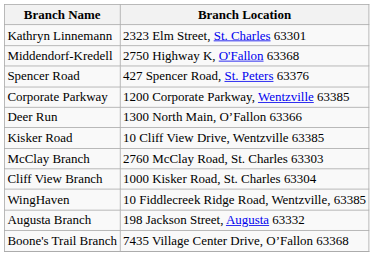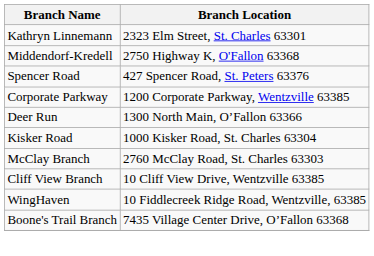(224, 138) 10 Cliff View Drive, Wentzville 63385 -> (220, 138) 1000 Kisker Road, St. Charles 63304
(220, 179) 1000 Kisker Road, St. Charles 63304 -> (224, 179) 10 Cliff View Drive, Wentzville 63385
- row: (49, 220)
